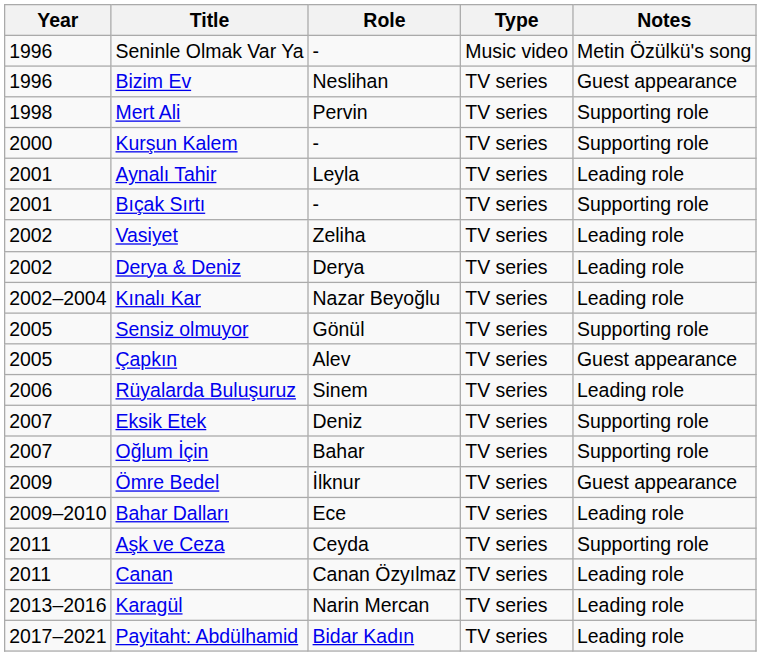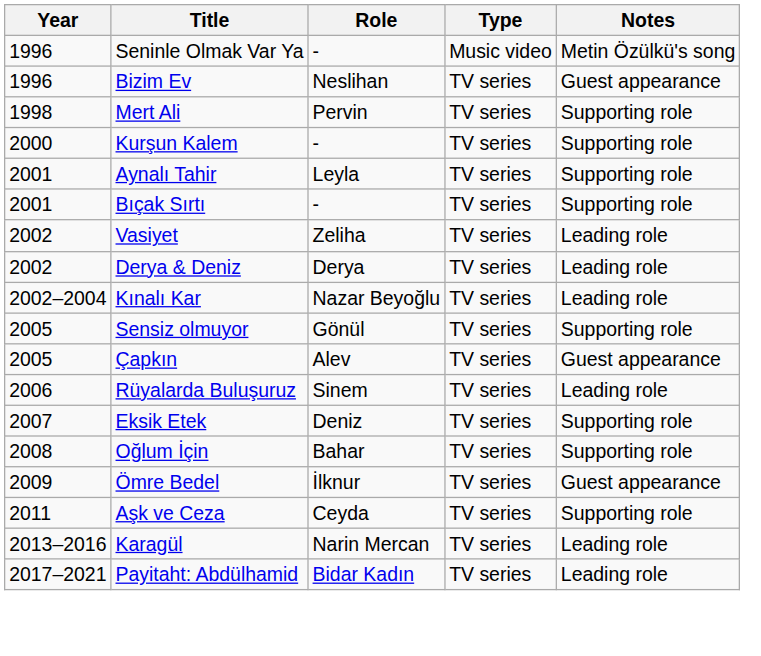(631, 174) Leading role -> (627, 174) Supporting role
(31, 451) 2007 -> (31, 451) 2008
- row: (172, 513)
- row: (144, 575)
